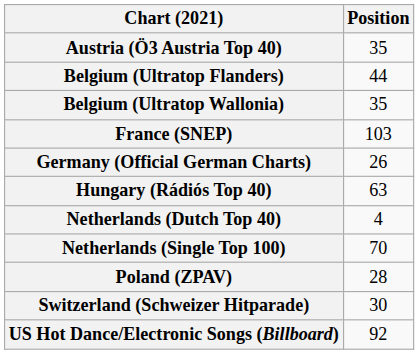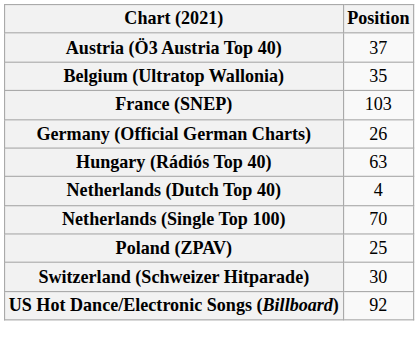(378, 47) 35 -> (378, 47) 37
- row: (174, 76)
(378, 276) 28 -> (378, 248) 25
